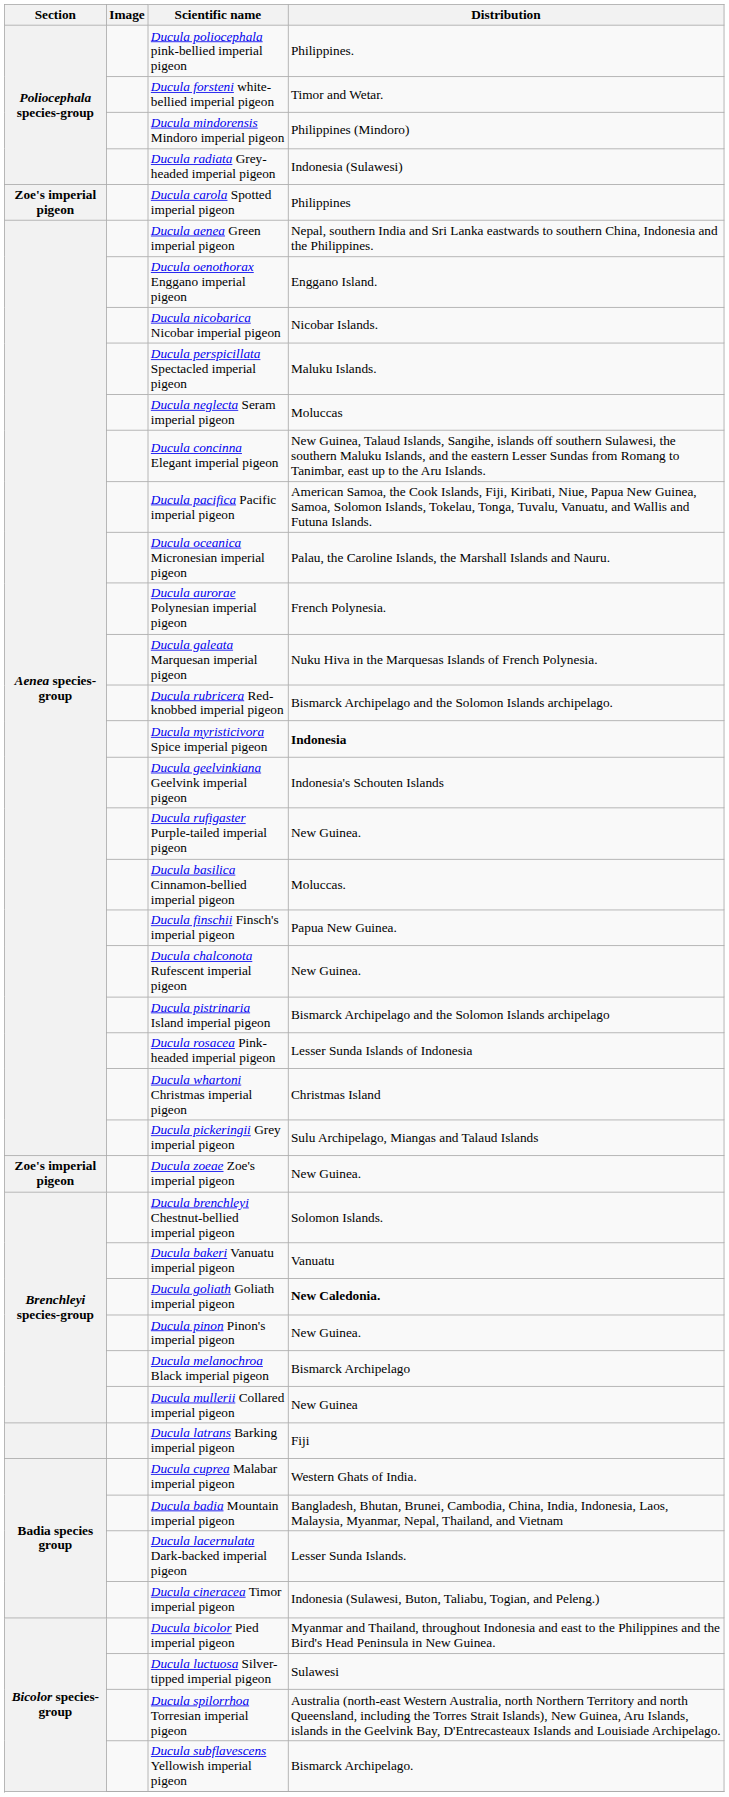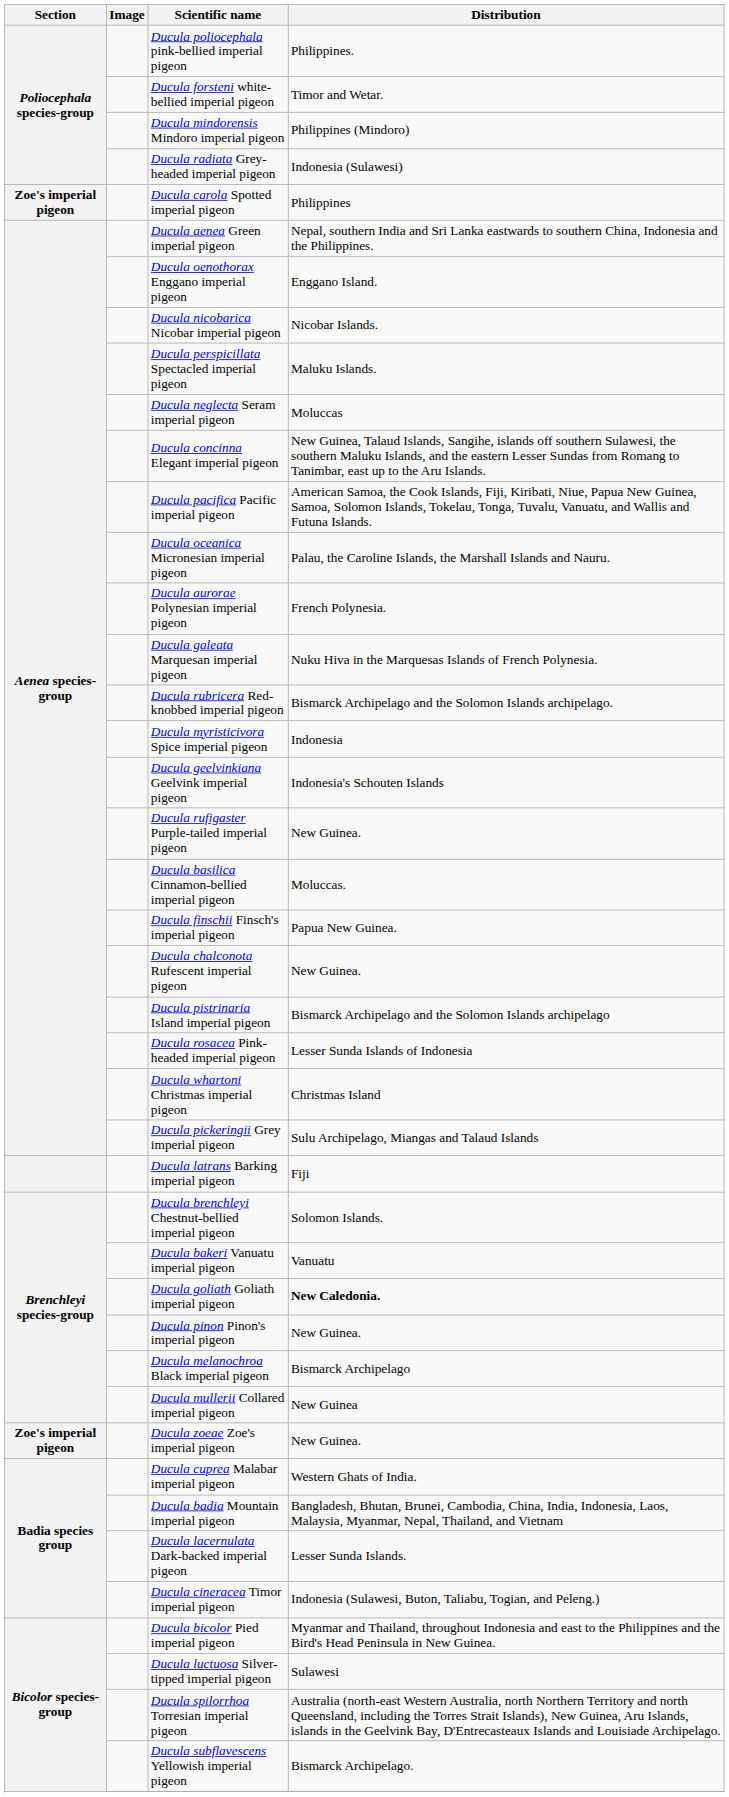(319, 739) bold -> (317, 739) normal
rows swapped: (214, 1440) <-> (203, 1173)
